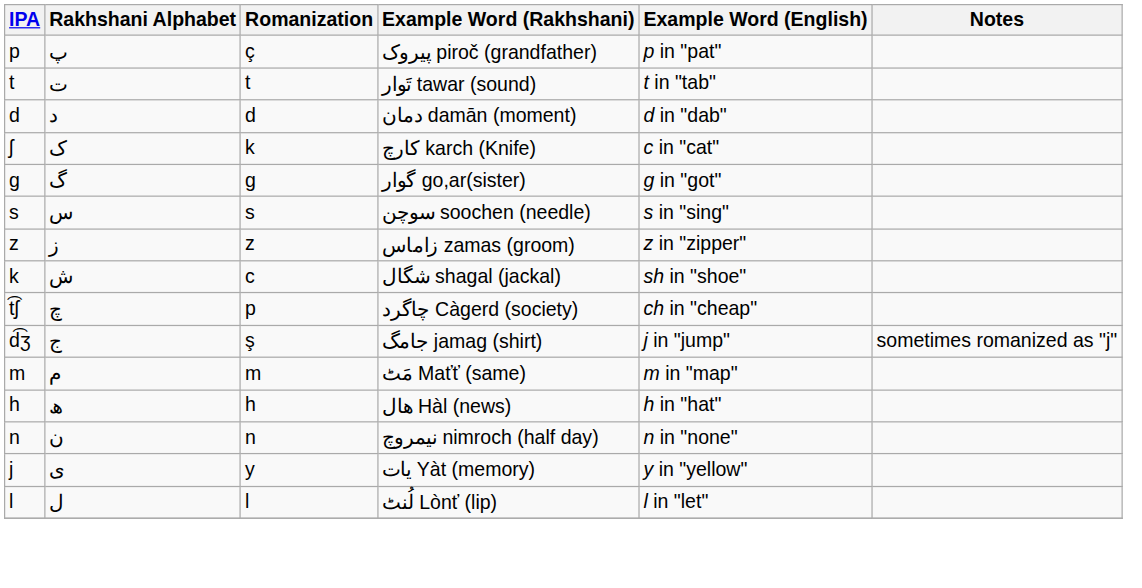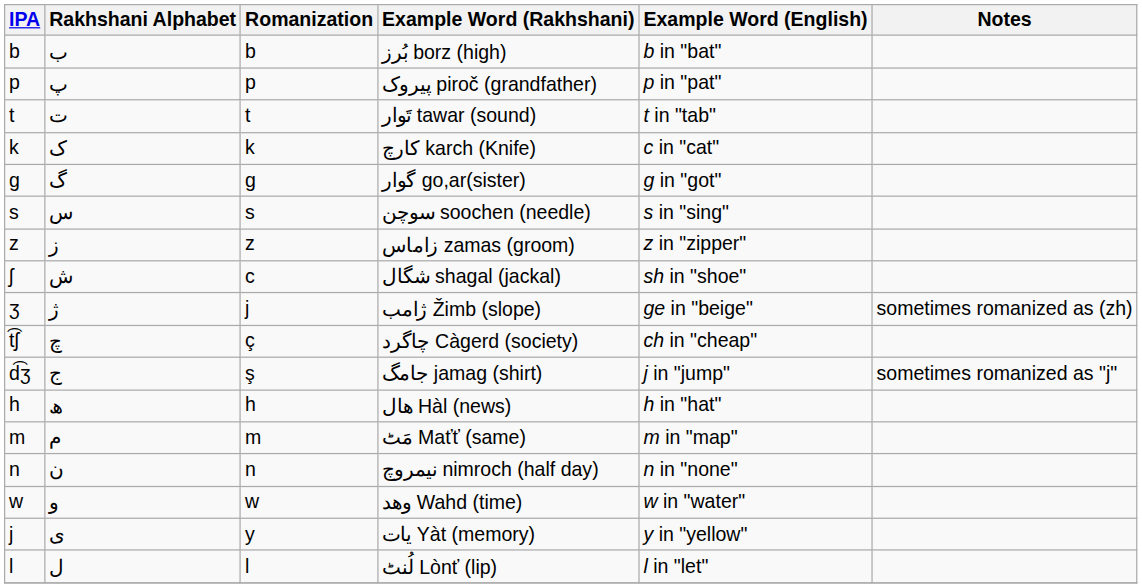+ row: (444, 52)
(250, 51) ç -> (251, 83) p
- row: (479, 116)
(11, 148) ʃ -> (14, 148) k
(14, 276) k -> (11, 276) ʃ
+ row: (462, 309)
(251, 308) p -> (250, 341) ç
rows swapped: (447, 406) <-> (454, 373)
+ row: (452, 502)
